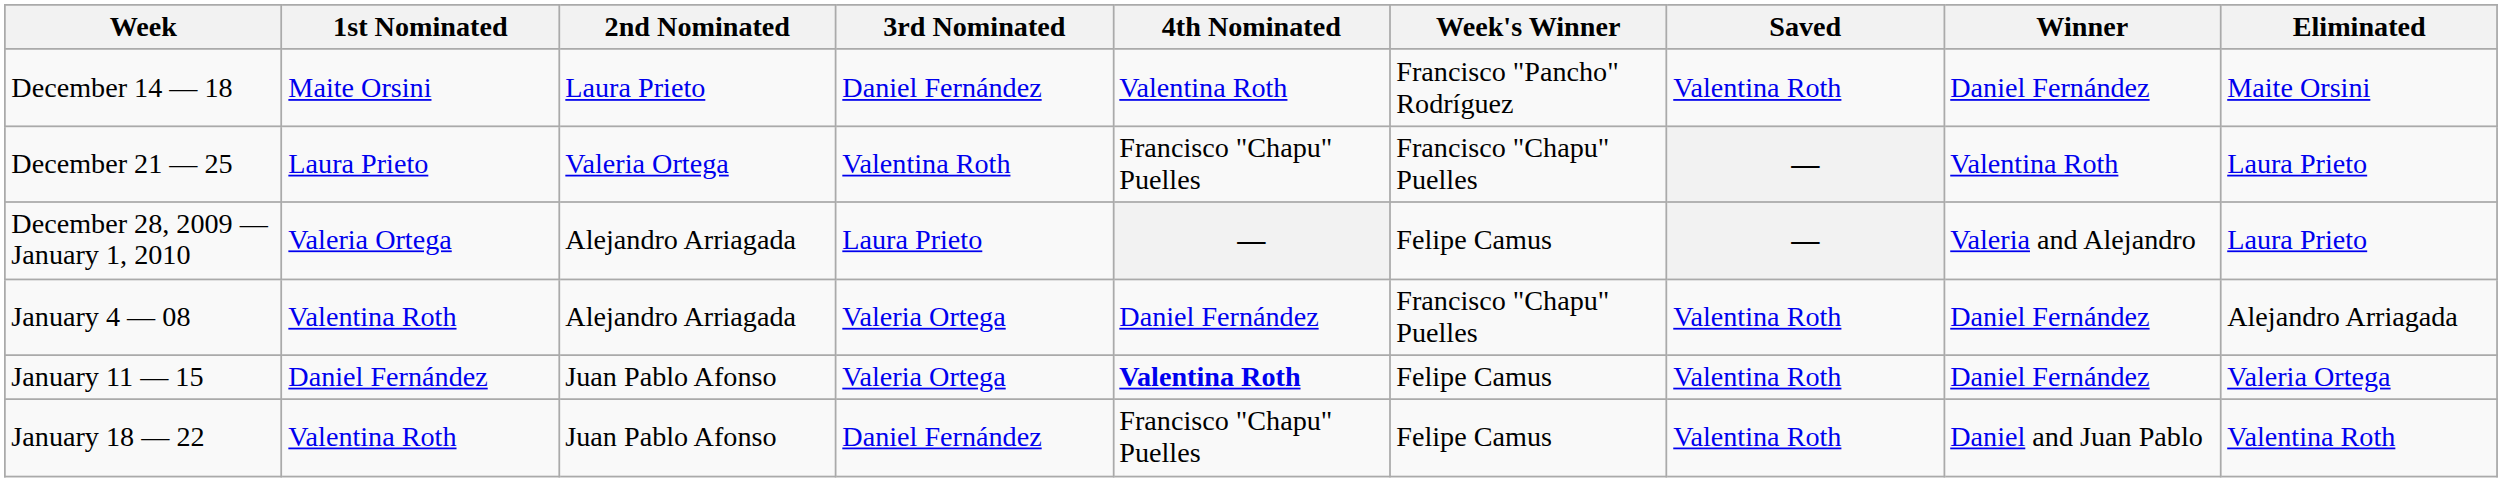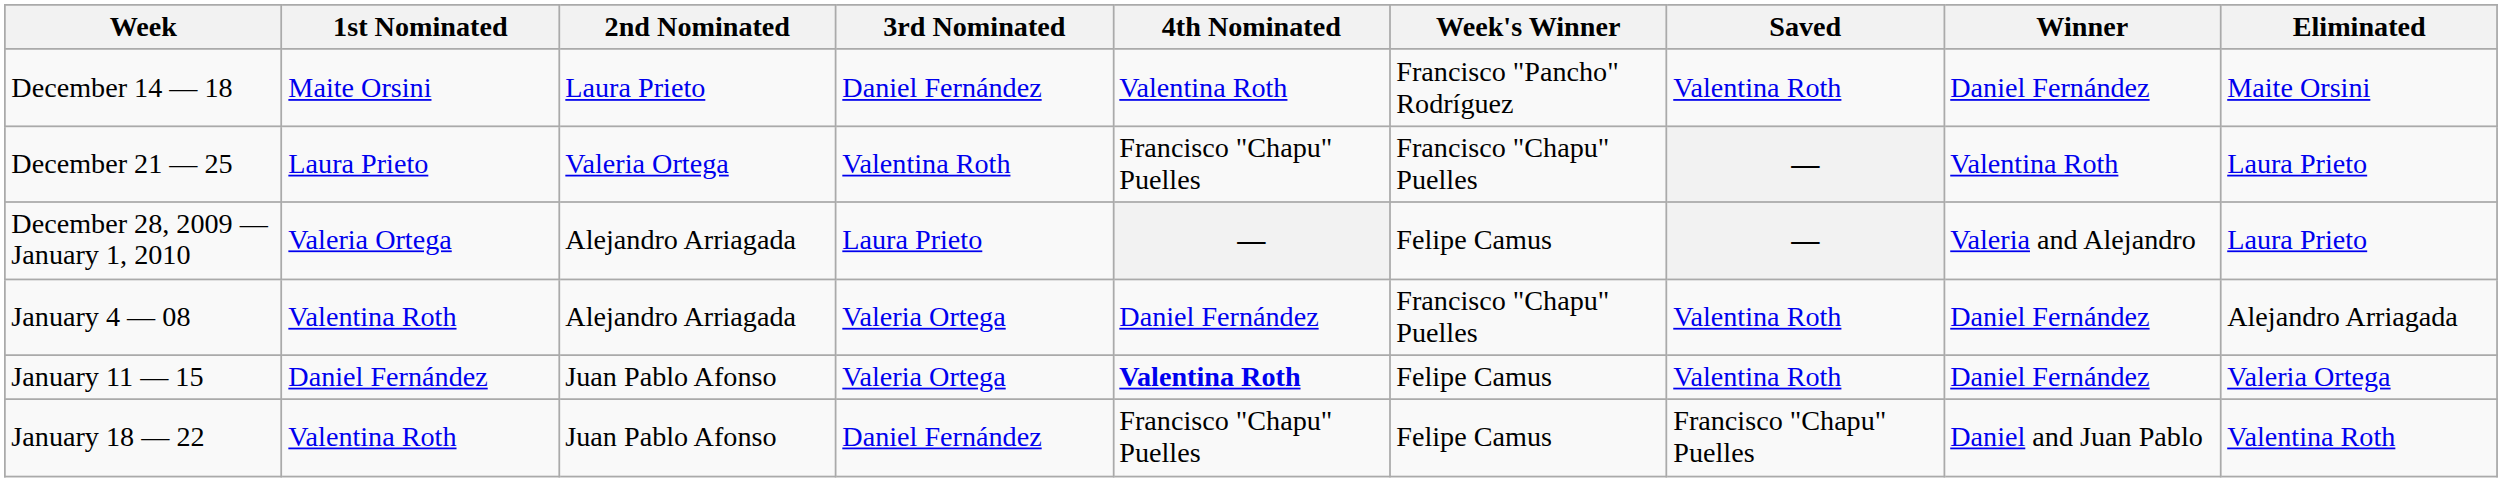(1757, 437) Valentina Roth -> (1780, 437) Francisco "Chapu" Puelles
